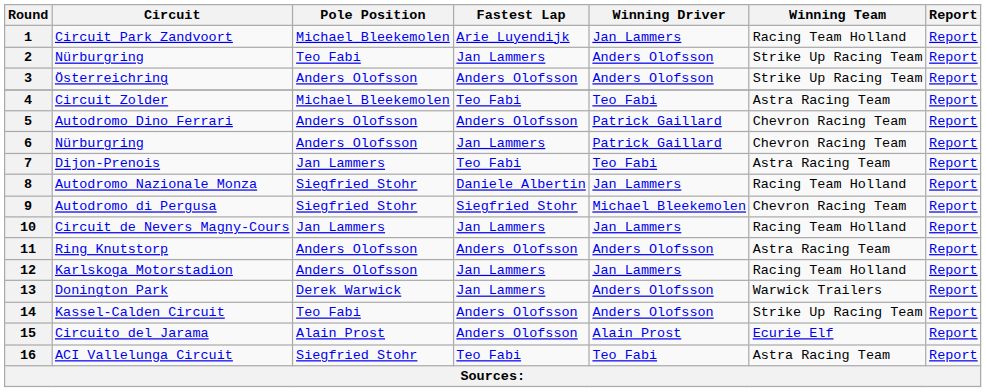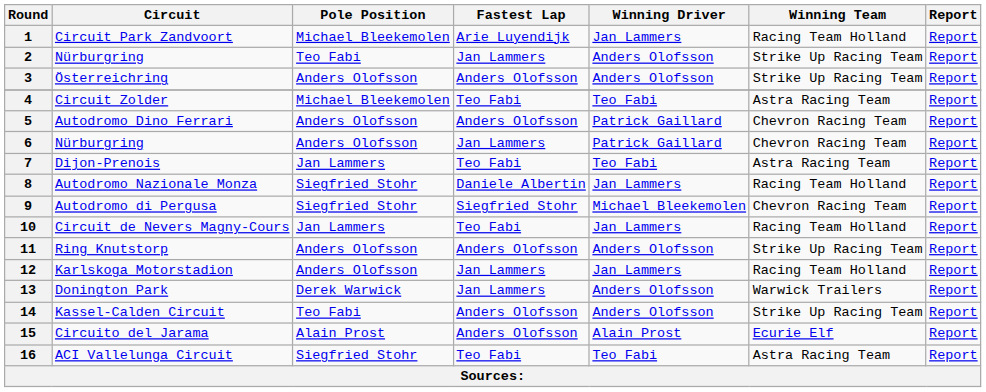(501, 228) Jan Lammers -> (489, 228) Teo Fabi
(821, 249) Astra Racing Team -> (838, 249) Strike Up Racing Team
